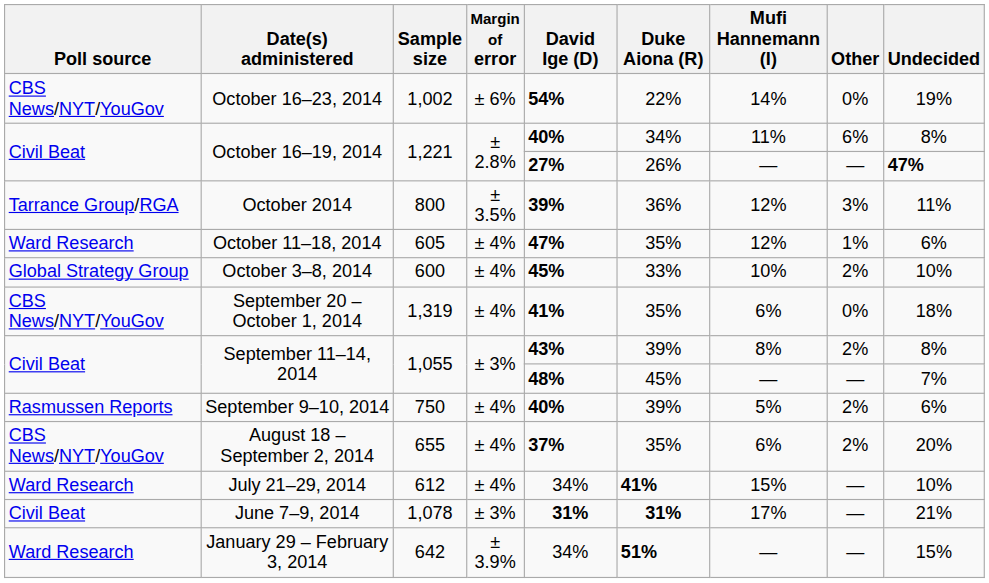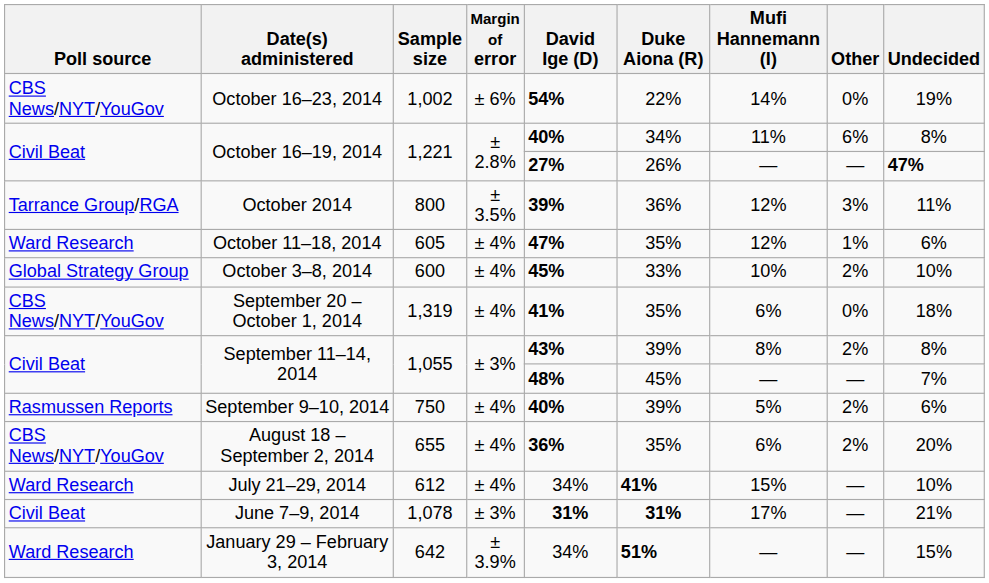(546, 446) 37% -> (546, 446) 36%
